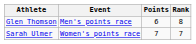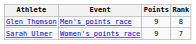(156, 22) 6 -> (156, 22) 9
(156, 33) 7 -> (156, 33) 9
